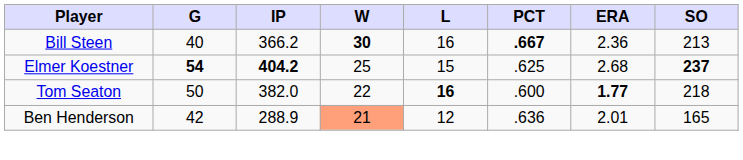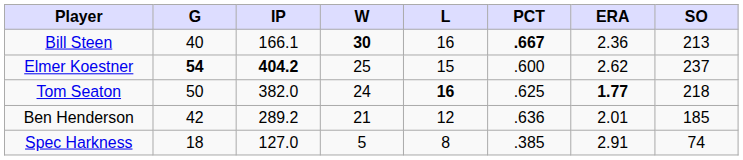(278, 42) 366.2 -> (278, 42) 166.1
(529, 67) .625 -> (529, 67) .600
(613, 67) 2.68 -> (613, 67) 2.62
(696, 67) bold -> (696, 67) normal
(362, 92) 22 -> (362, 92) 24
(529, 92) .600 -> (529, 92) .625
(278, 117) 288.9 -> (278, 117) 289.2
(362, 117) lightsalmon background -> (362, 117) no background
(696, 117) 165 -> (696, 117) 185
+ row: (79, 142)
